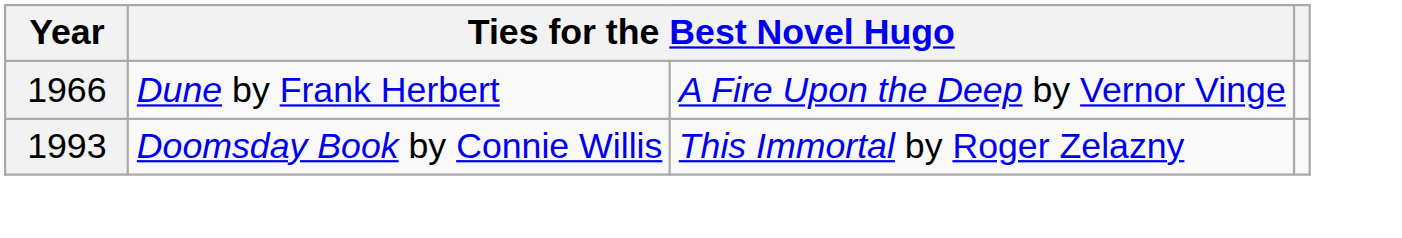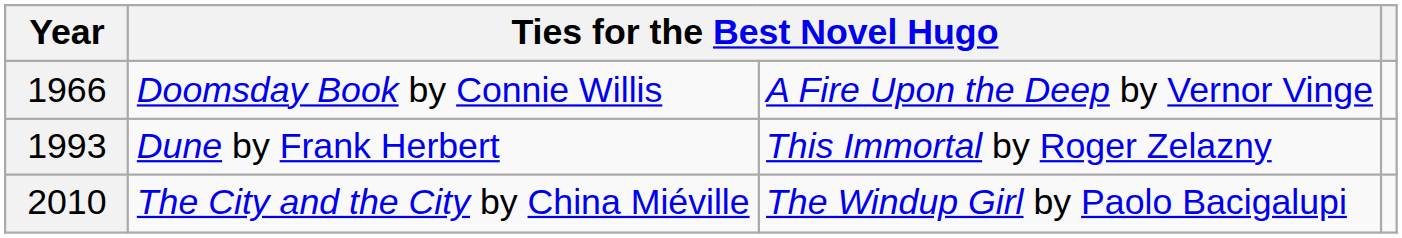(318, 89) Dune by Frank Herbert -> (400, 89) Doomsday Book by Connie Willis
(400, 145) Doomsday Book by Connie Willis -> (318, 145) Dune by Frank Herbert
+ row: (67, 202)
